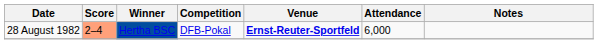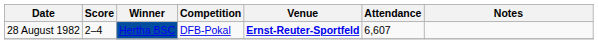(94, 30) lightsalmon background -> (94, 30) no background
(377, 30) 6,000 -> (377, 30) 6,607
